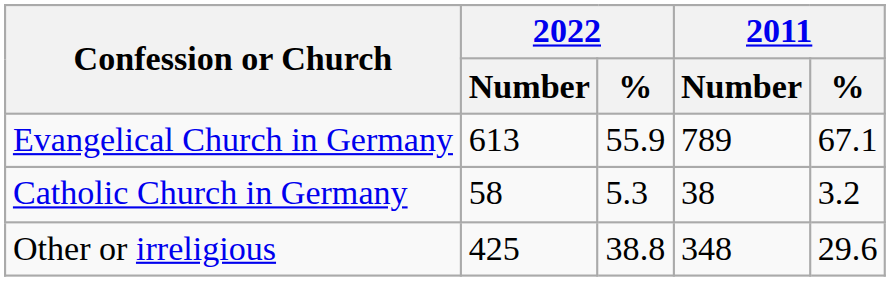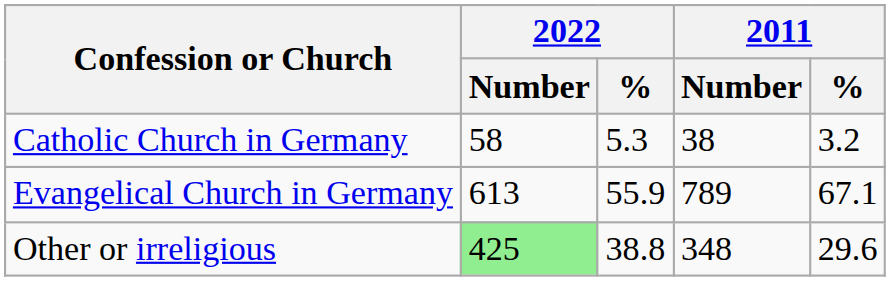rows swapped: (233, 139) <-> (210, 193)
(494, 247) no background -> (494, 247) lightgreen background
